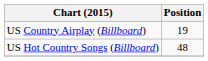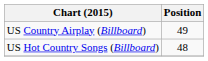(183, 30) 19 -> (183, 30) 49
